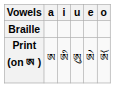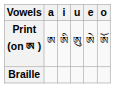rows swapped: (24, 54) <-> (24, 29)
